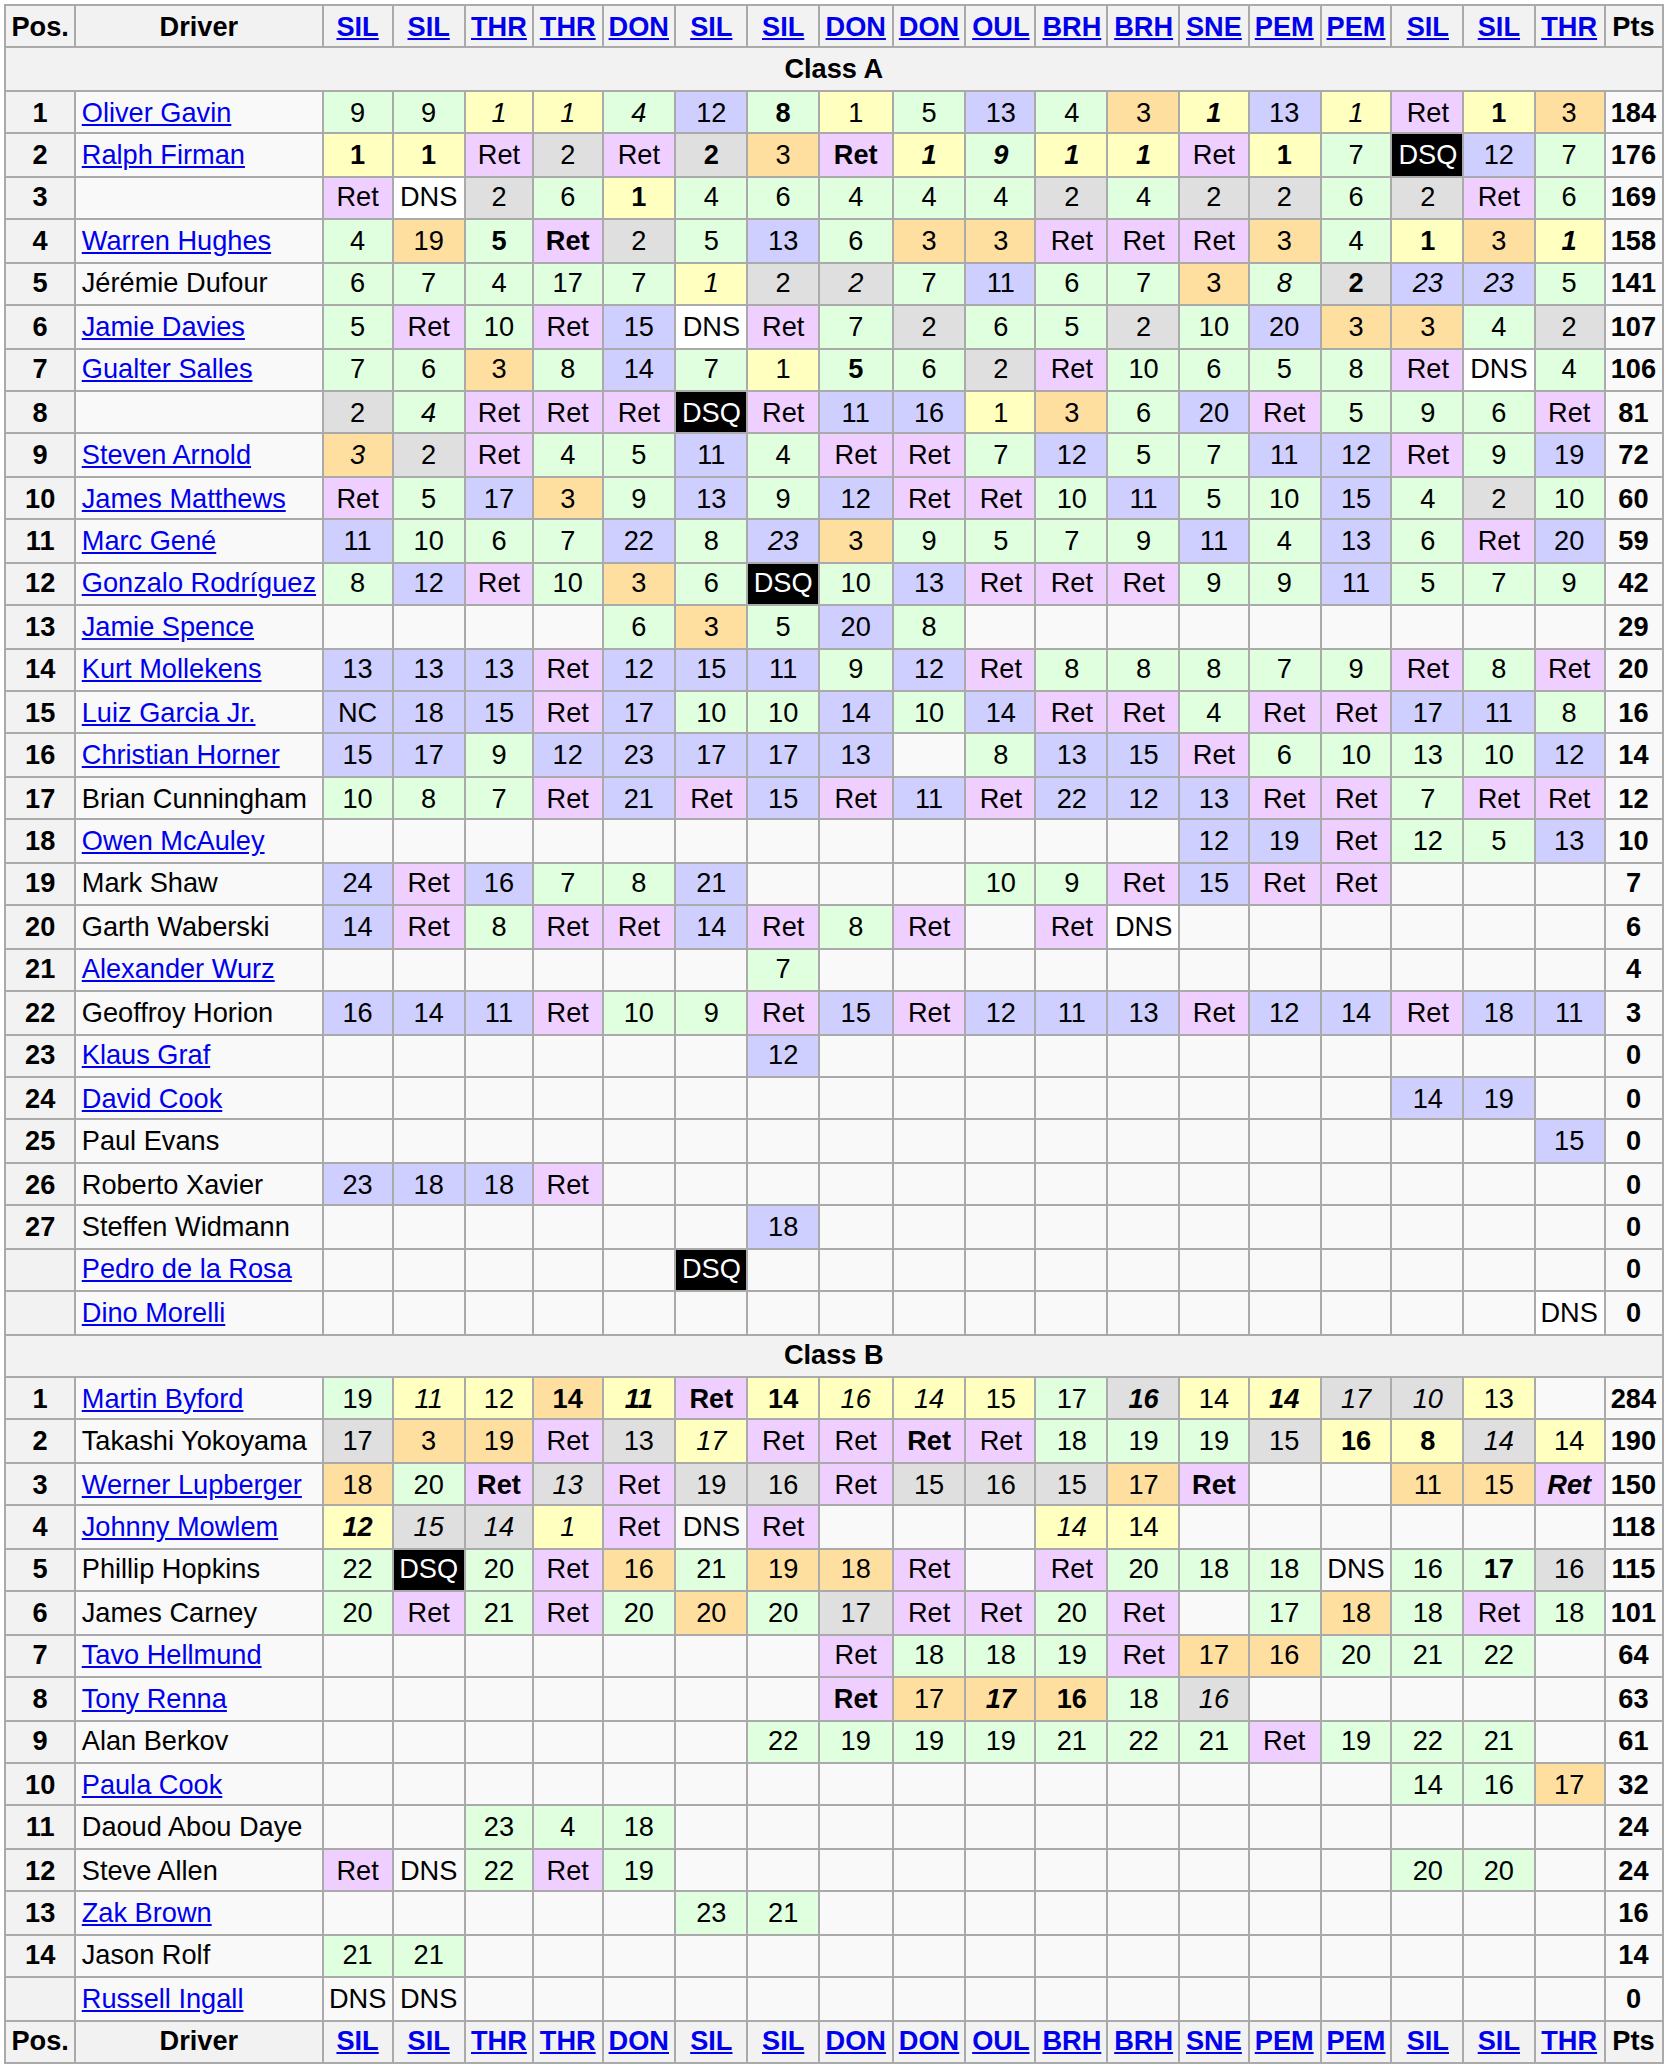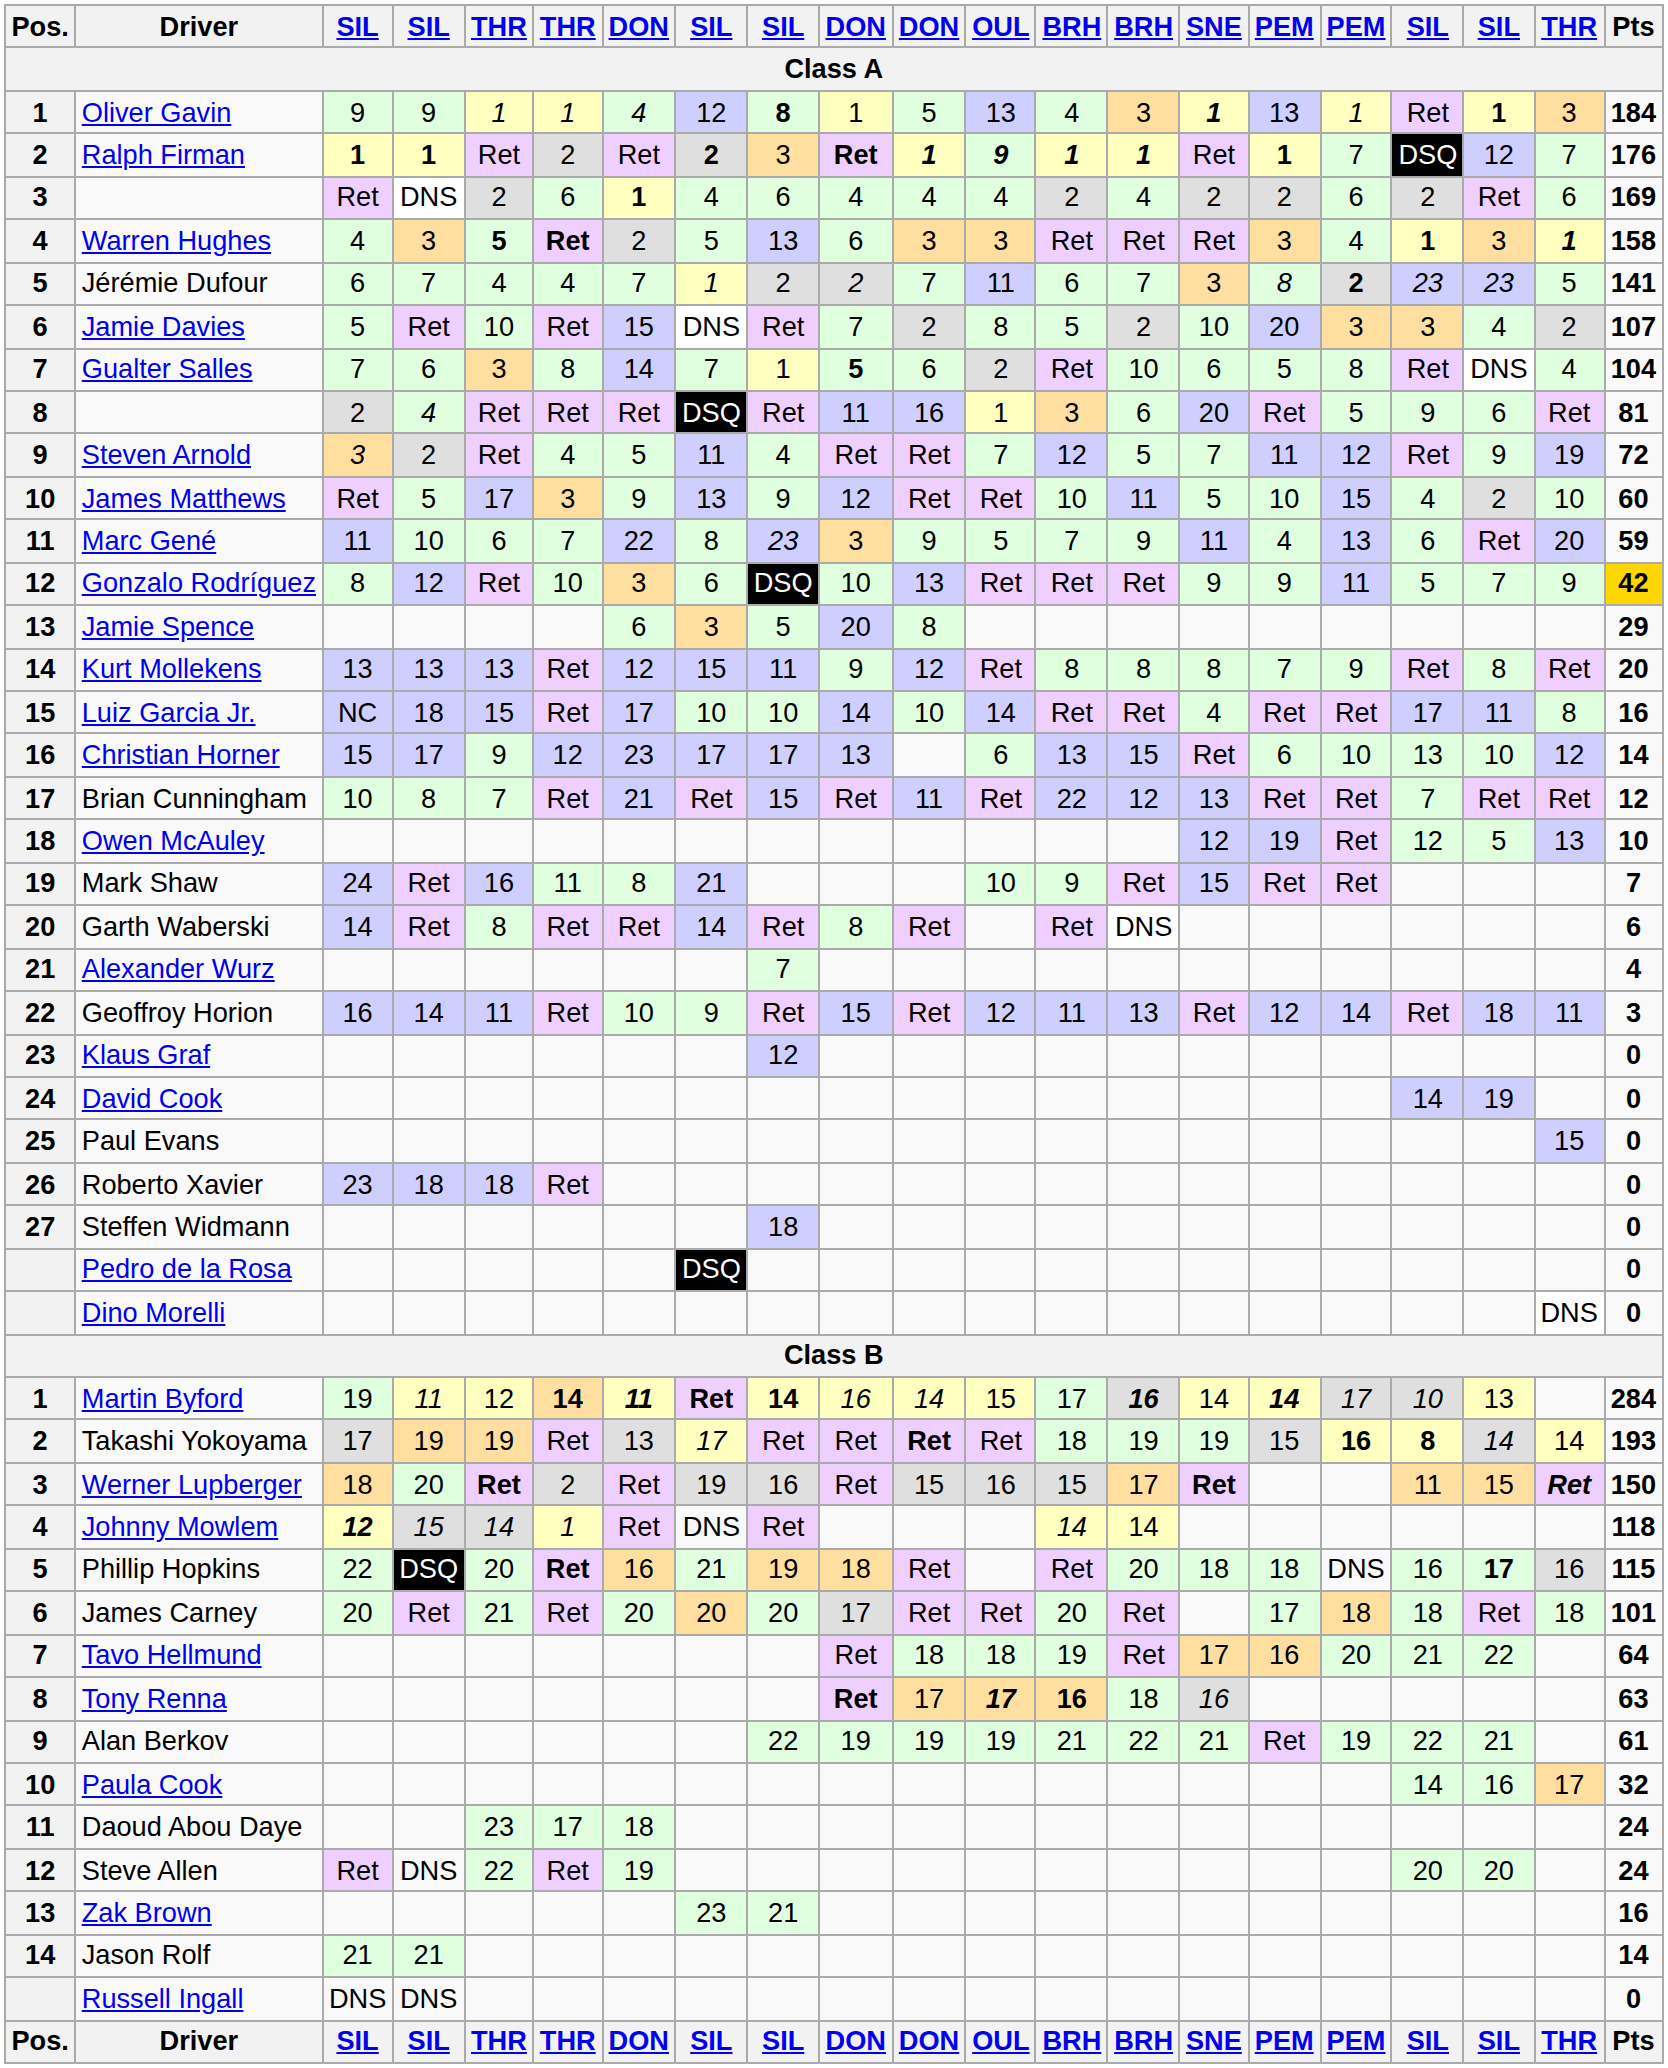(429, 240) 19 -> (429, 240) 3
(568, 283) 17 -> (568, 283) 4
(1001, 326) 6 -> (1001, 326) 8
(1633, 369) 106 -> (1633, 369) 104
(1633, 583) no background -> (1633, 583) gold background
(1001, 755) 8 -> (1001, 755) 6
(568, 884) 7 -> (568, 884) 11
(429, 1441) 3 -> (429, 1441) 19
(1633, 1441) 190 -> (1633, 1441) 193
(568, 1484) 13 -> (568, 1484) 2
(568, 1570) normal -> (568, 1570) bold
(568, 1827) 4 -> (568, 1827) 17
